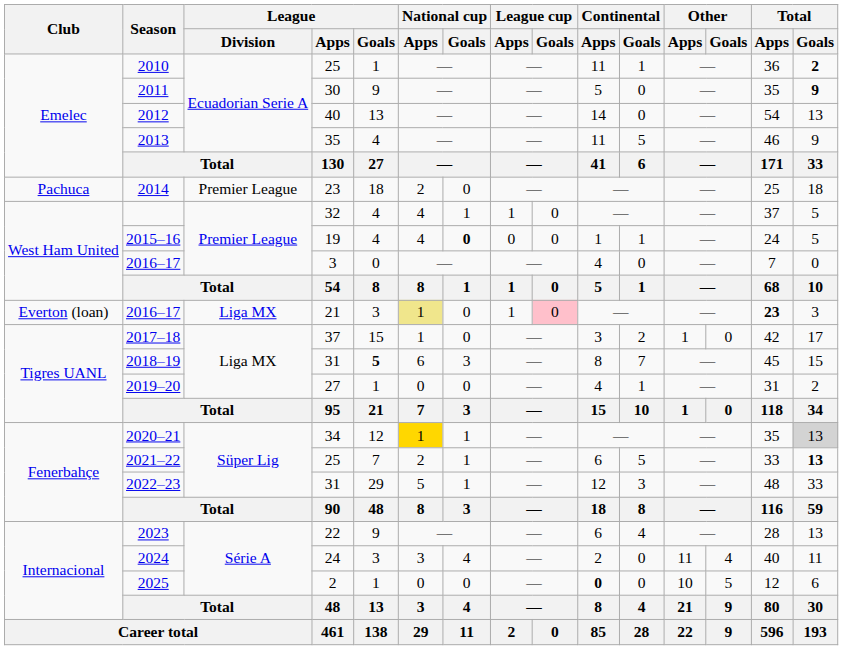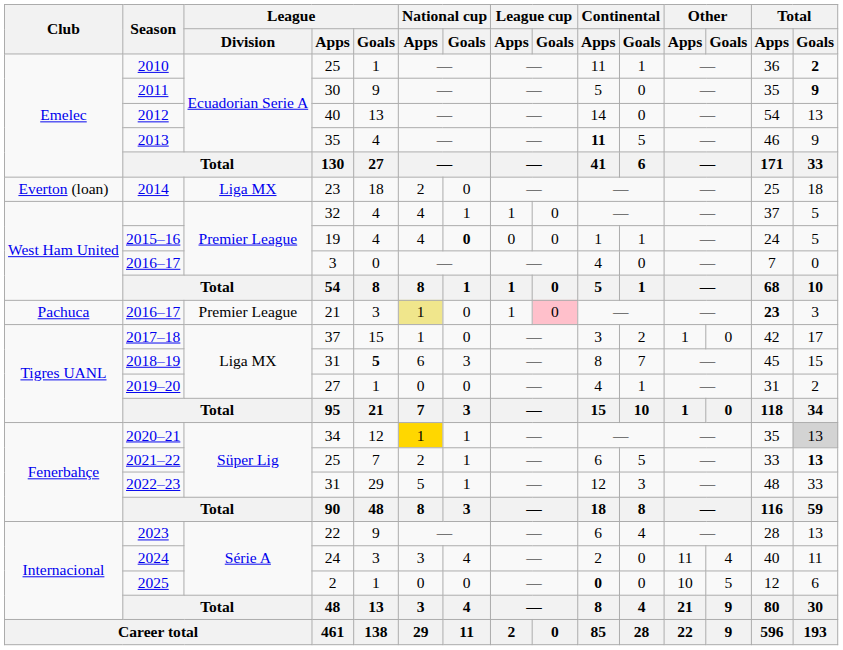(598, 139) normal -> (598, 139) bold
(63, 189) Pachuca -> (63, 189) Everton (loan)
(248, 189) Premier League -> (248, 189) Liga MX
(63, 312) Everton (loan) -> (63, 312) Pachuca
(248, 312) Liga MX -> (248, 312) Premier League
